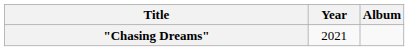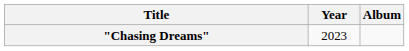(334, 35) 2021 -> (334, 35) 2023
